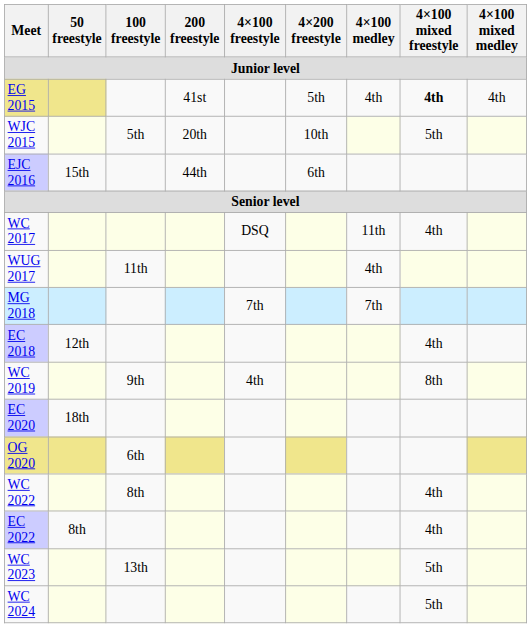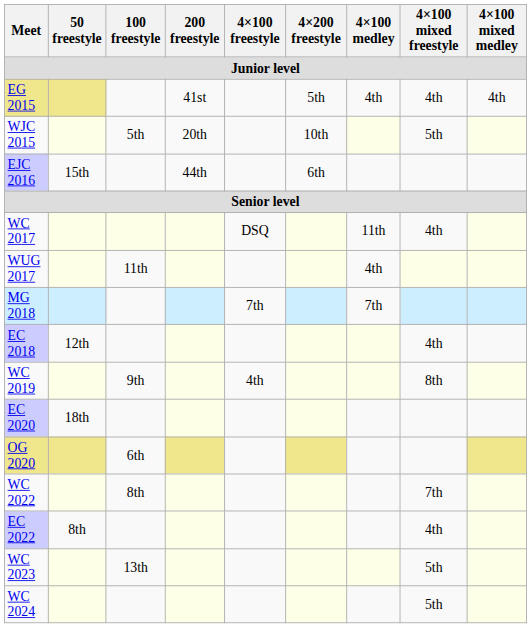(434, 97) bold -> (434, 97) normal
(434, 492) 4th -> (434, 492) 7th
